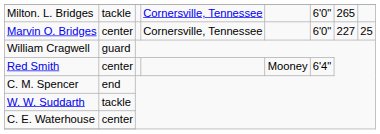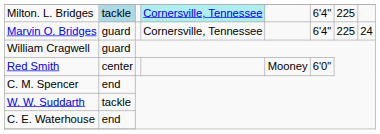(116, 13) no background -> (116, 13) lightblue background
(203, 13) no background -> (203, 13) paleturquoise background
(322, 13) 6'0" -> (322, 13) 6'4"
(346, 13) 265 -> (346, 13) 225
(117, 31) center -> (116, 31) guard
(322, 31) 6'0" -> (322, 31) 6'4"
(346, 31) 227 -> (346, 31) 225
(366, 31) 25 -> (366, 31) 24
(322, 66) 6'4" -> (322, 66) 6'0"
(117, 119) center -> (111, 119) end
